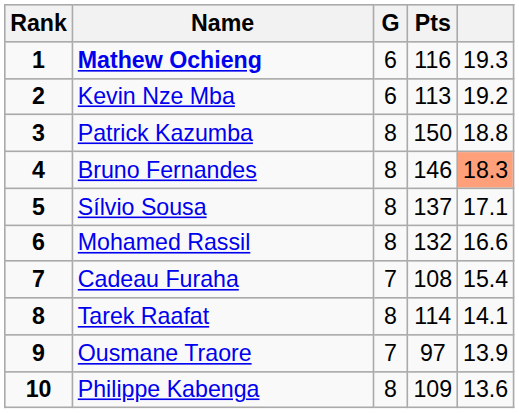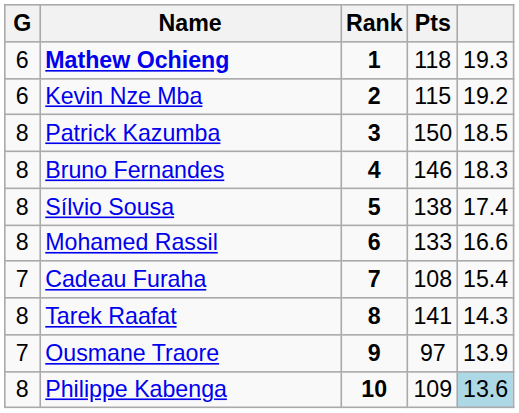columns swapped: (39, 24) <-> (391, 24)
(433, 60) 116 -> (433, 60) 118
(433, 97) 113 -> (433, 97) 115
(486, 133) 18.8 -> (486, 133) 18.5
(486, 170) lightsalmon background -> (486, 170) no background
(433, 207) 137 -> (433, 207) 138
(486, 207) 17.1 -> (486, 207) 17.4
(433, 243) 132 -> (433, 243) 133
(433, 317) 114 -> (433, 317) 141
(486, 317) 14.1 -> (486, 317) 14.3
(486, 390) no background -> (486, 390) lightblue background
